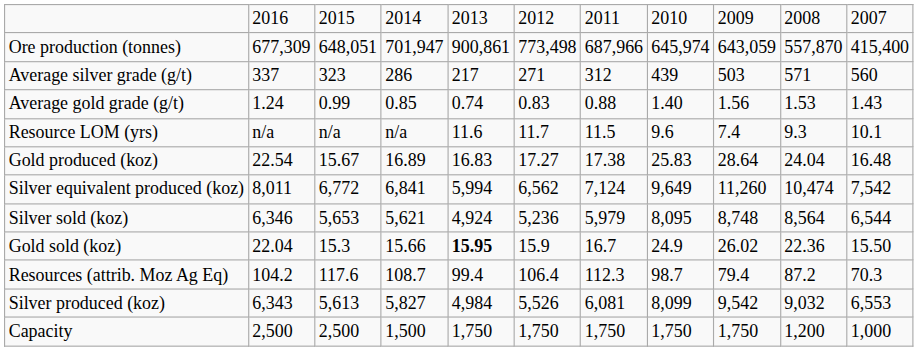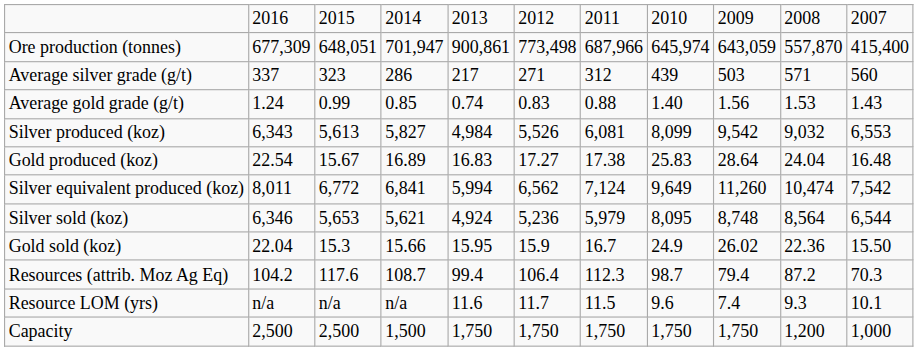rows swapped: (87, 302) <-> (83, 132)
(472, 246) bold -> (472, 246) normal
